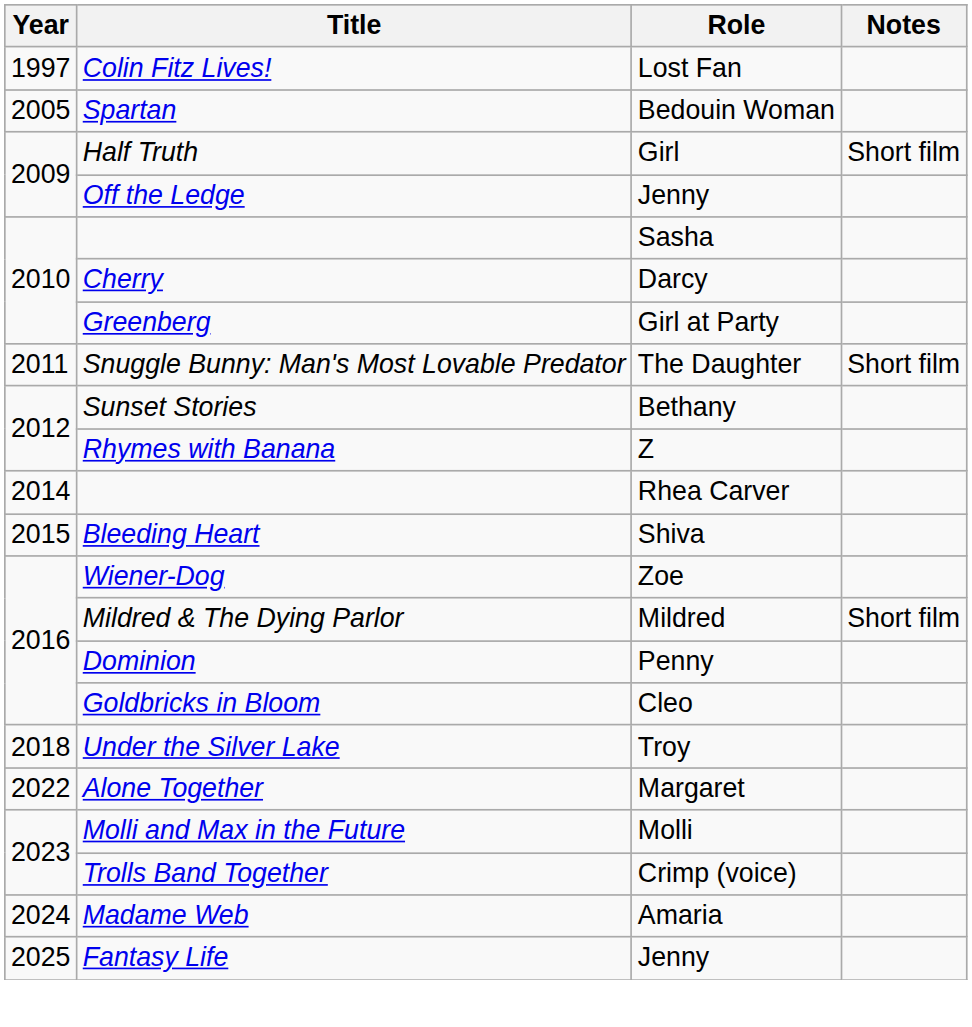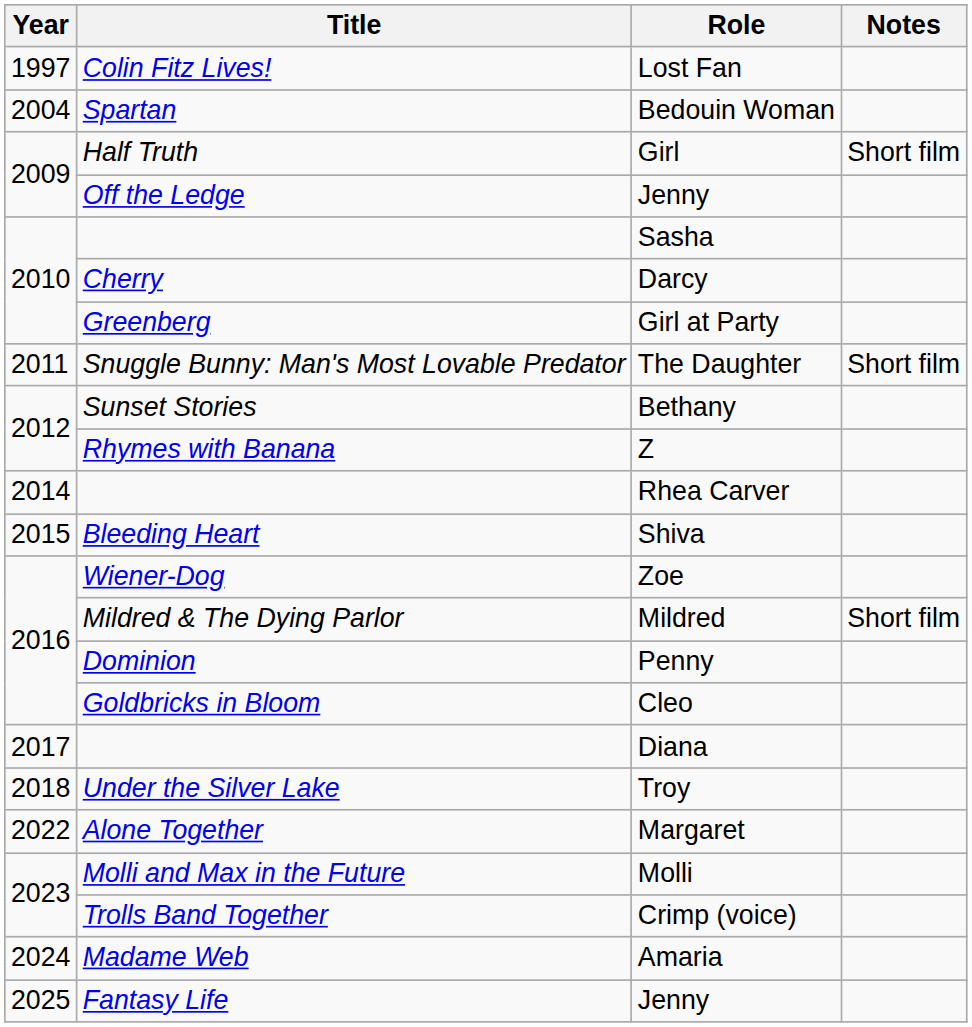(41, 110) 2005 -> (41, 110) 2004
+ row: (354, 746)
